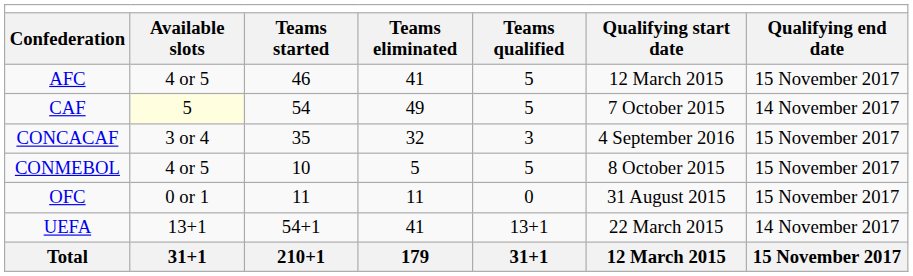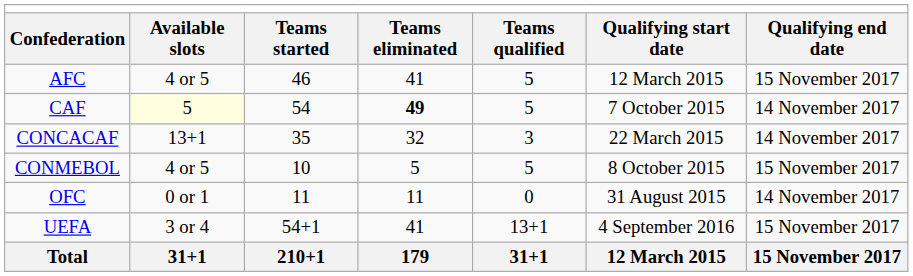(415, 108) normal -> (415, 108) bold
(187, 138) 3 or 4 -> (187, 138) 13+1
(666, 138) 4 September 2016 -> (666, 138) 22 March 2015
(827, 138) 15 November 2017 -> (827, 138) 14 November 2017
(827, 197) 15 November 2017 -> (827, 197) 14 November 2017
(187, 227) 13+1 -> (187, 227) 3 or 4
(666, 227) 22 March 2015 -> (666, 227) 4 September 2016
(827, 227) 14 November 2017 -> (827, 227) 15 November 2017
